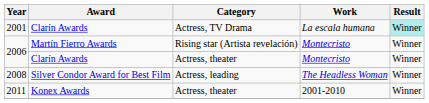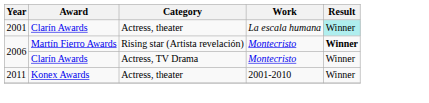(213, 28) Actress, TV Drama -> (152, 28) Actress, theater
(407, 43) normal -> (342, 43) bold
(206, 59) Actress, theater -> (160, 59) Actress, TV Drama
- row: (17, 75)
